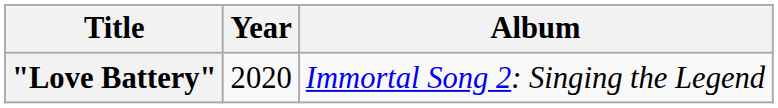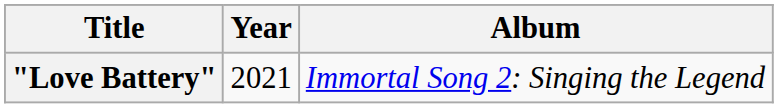(261, 77) 2020 -> (261, 77) 2021
